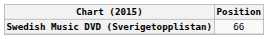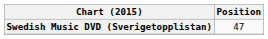(239, 27) 66 -> (239, 27) 47
